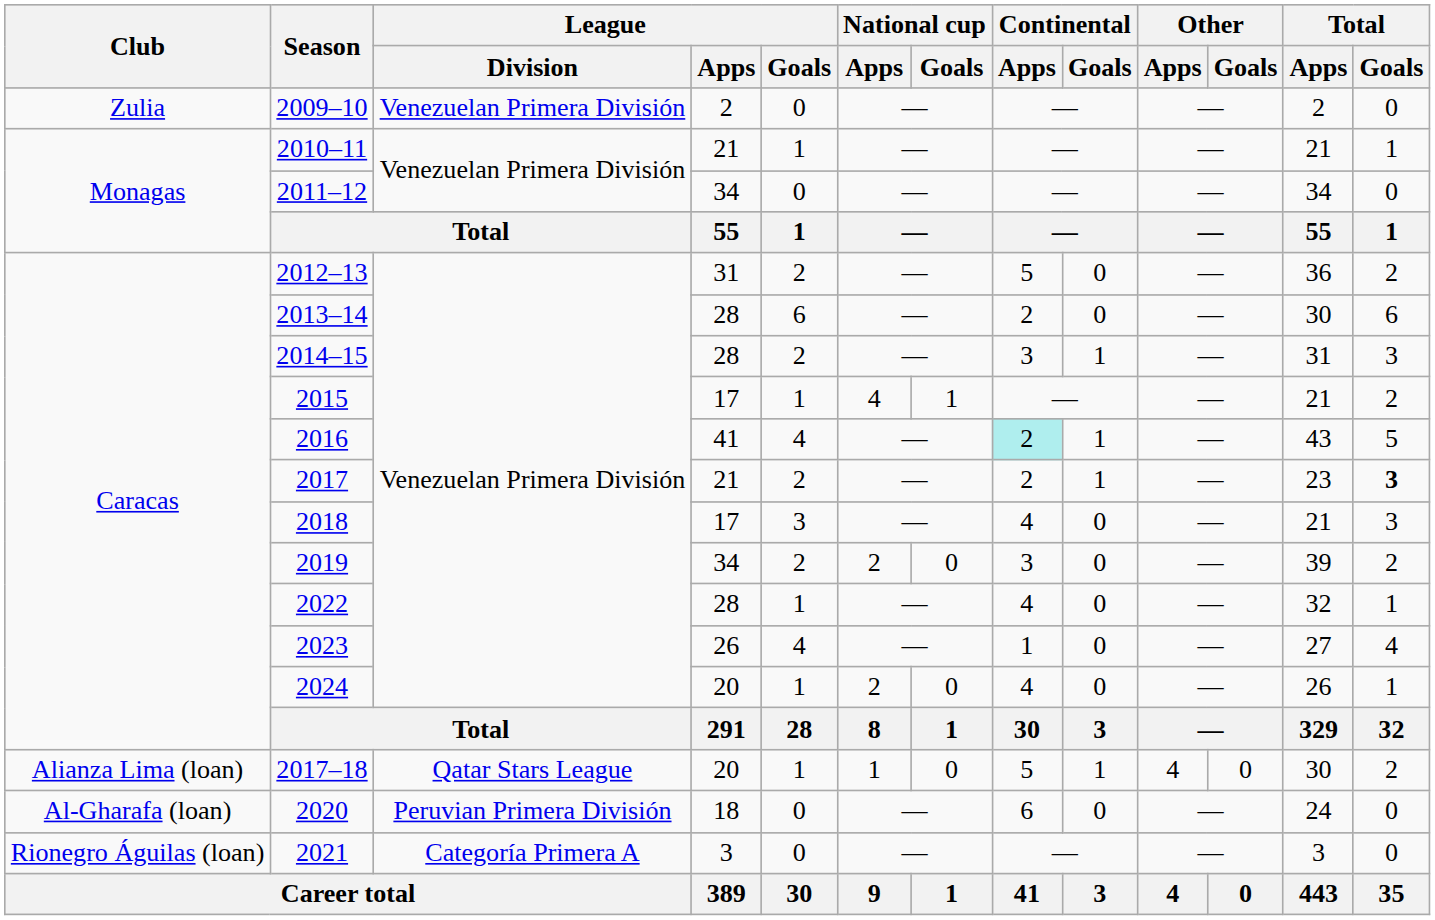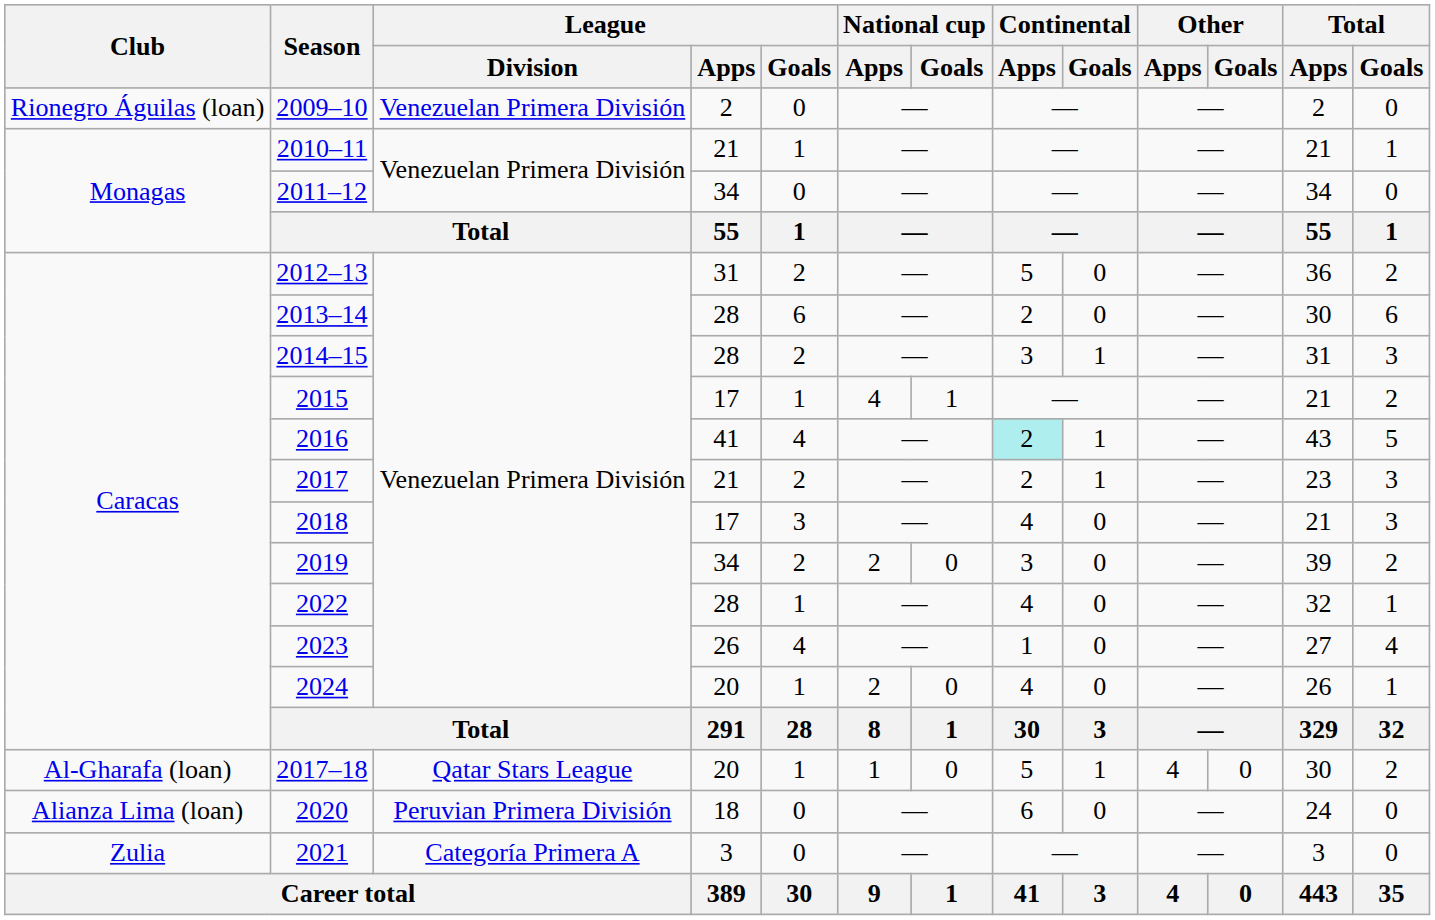(138, 107) Zulia -> (138, 107) Rionegro Águilas (loan)
(1391, 480) bold -> (1391, 480) normal
(138, 769) Alianza Lima (loan) -> (138, 769) Al-Gharafa (loan)
(138, 811) Al-Gharafa (loan) -> (138, 811) Alianza Lima (loan)
(138, 852) Rionegro Águilas (loan) -> (138, 852) Zulia
